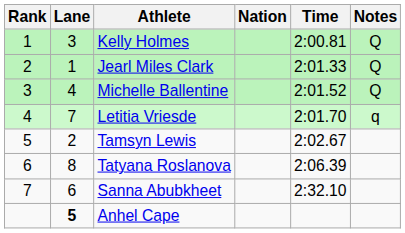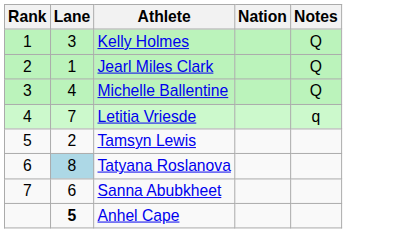- column: (320, 16)
(72, 166) no background -> (72, 166) lightblue background
